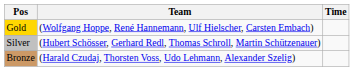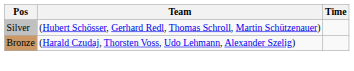- row: (16, 27)
